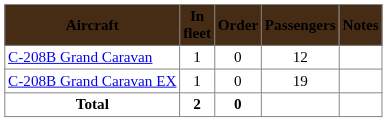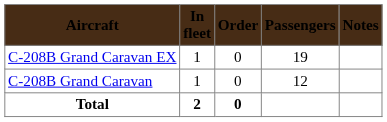rows swapped: (80, 57) <-> (92, 80)
